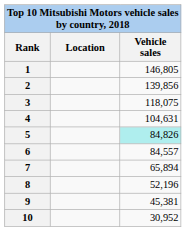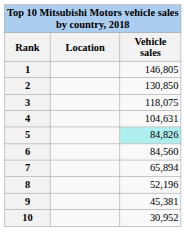(162, 86) 139,856 -> (162, 86) 130,850
(164, 152) 84,557 -> (164, 152) 84,560
